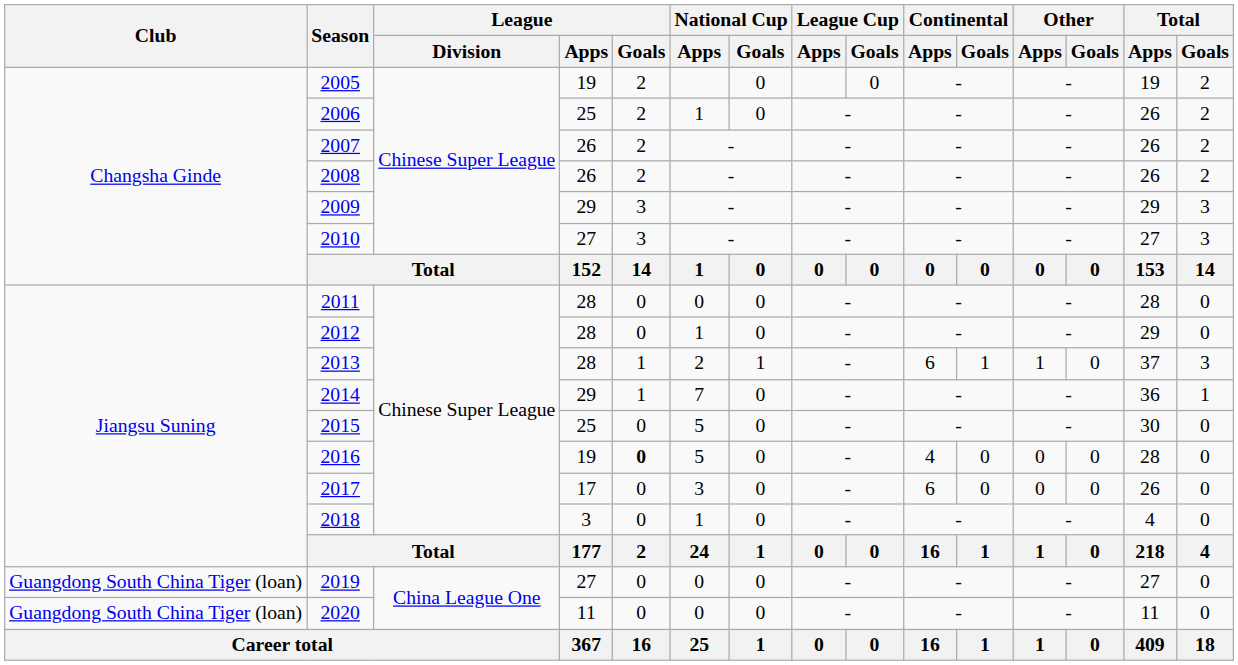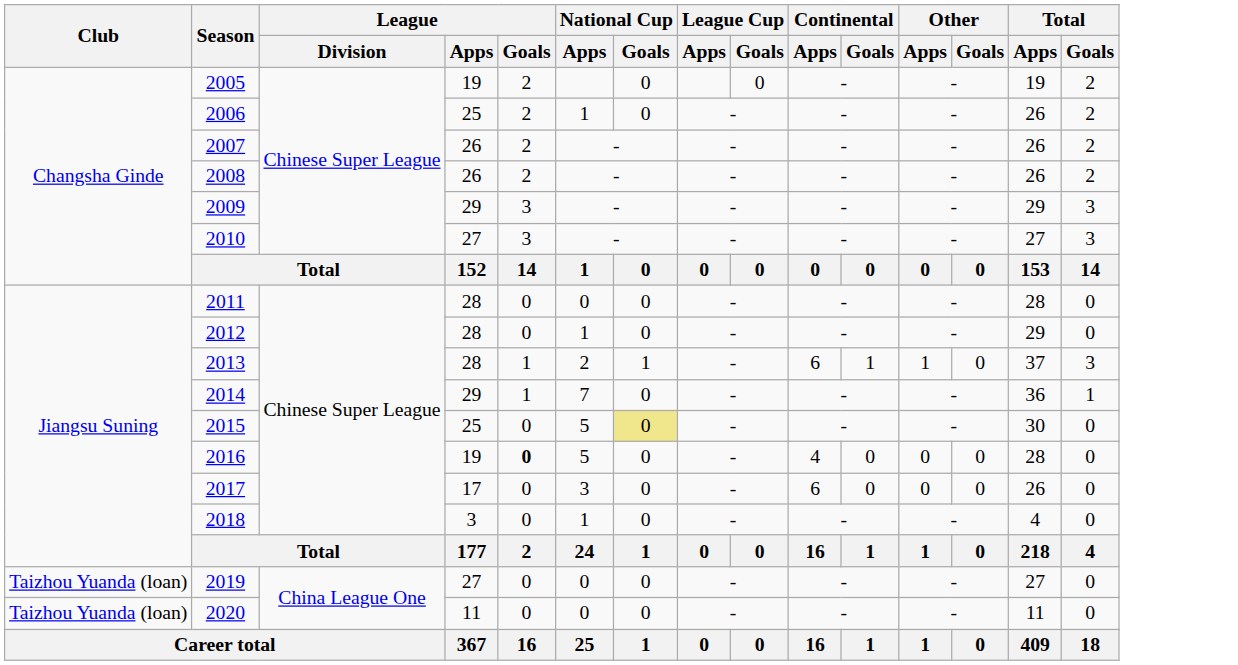(760, 425) no background -> (646, 425) khaki background
(156, 581) Guangdong South China Tiger (loan) -> (98, 581) Taizhou Yuanda (loan)
(156, 613) Guangdong South China Tiger (loan) -> (98, 613) Taizhou Yuanda (loan)
